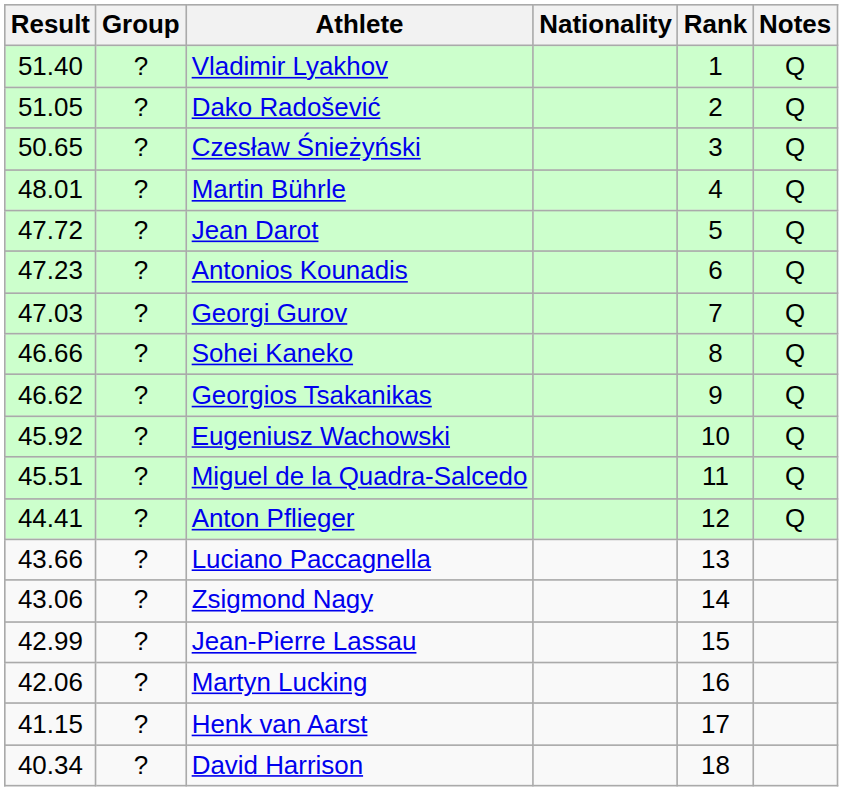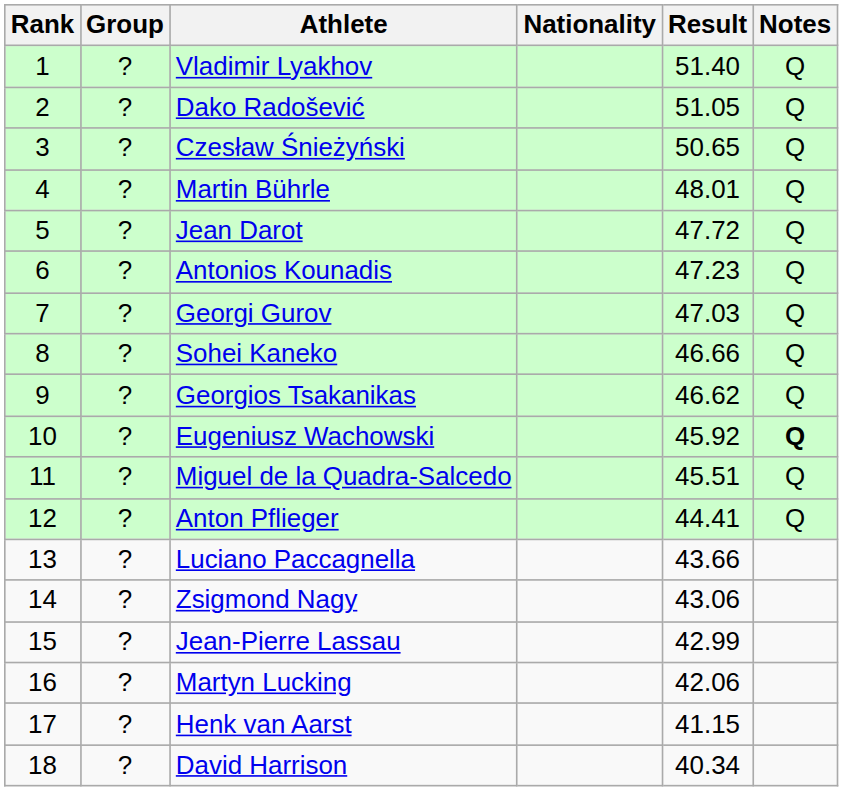columns swapped: (715, 25) <-> (50, 25)
(795, 436) normal -> (795, 436) bold
